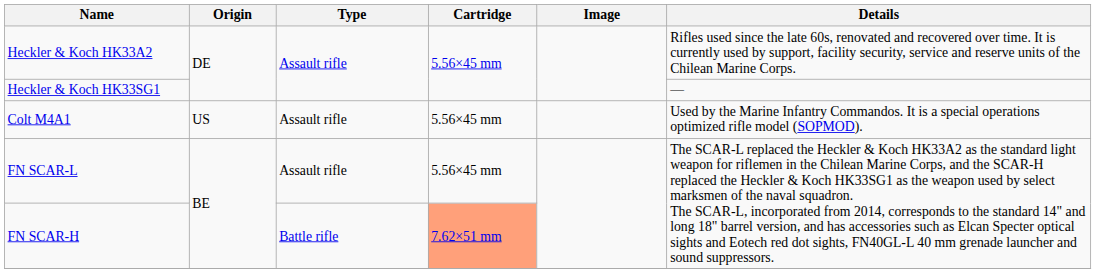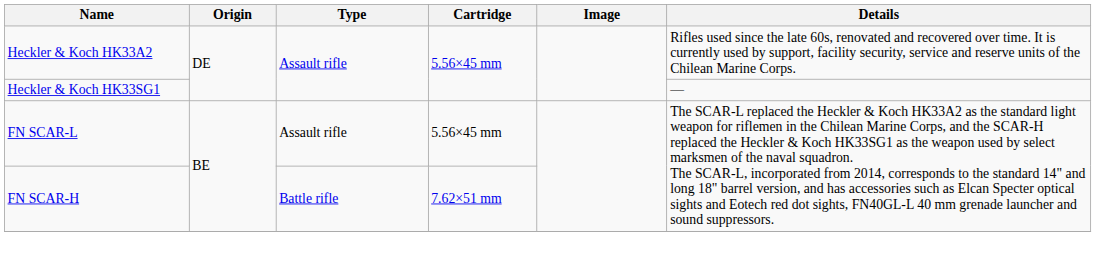- row: (39, 119)
(466, 235) lightsalmon background -> (466, 198) no background
